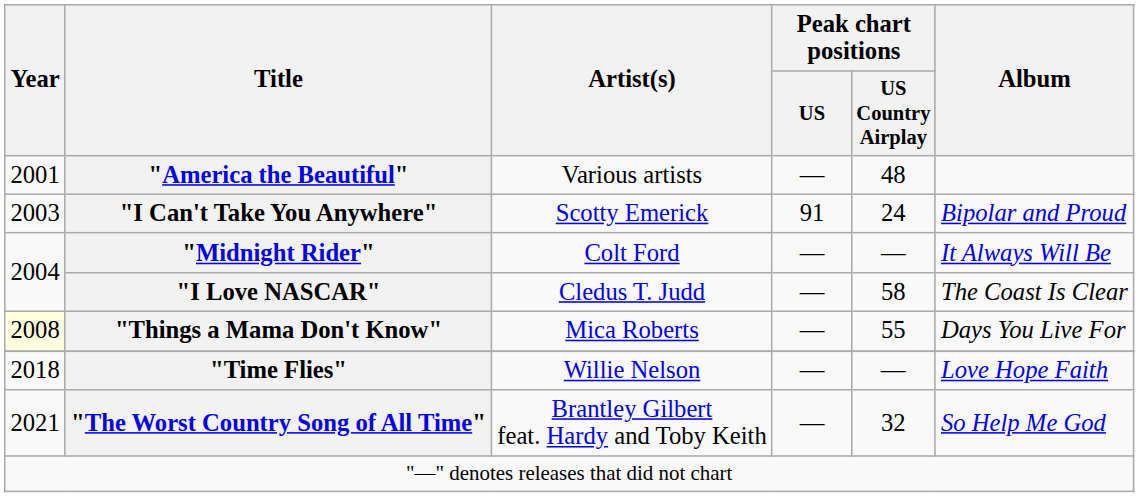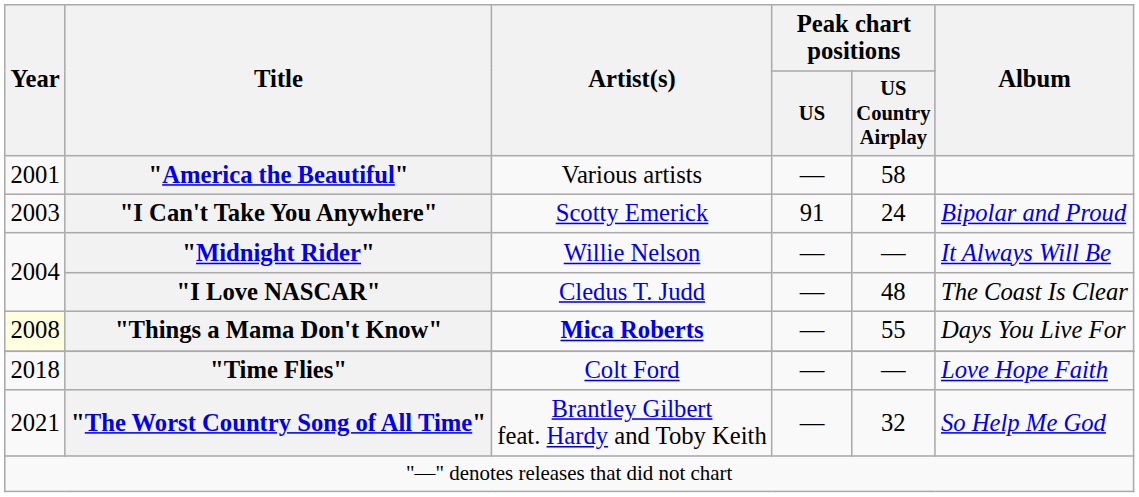(893, 174) 48 -> (893, 174) 58
(632, 252) Colt Ford -> (632, 252) Willie Nelson
(893, 291) 58 -> (893, 291) 48
(632, 330) normal -> (632, 330) bold
(632, 369) Willie Nelson -> (632, 369) Colt Ford
